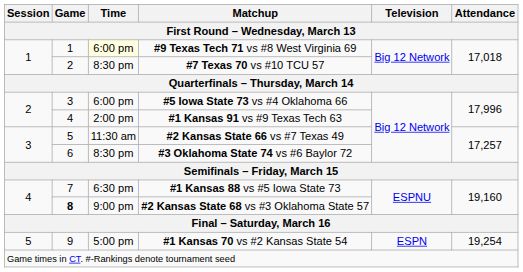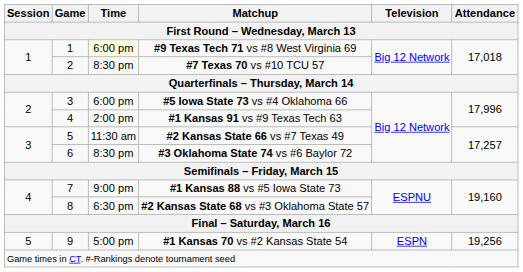(113, 189) 6:30 pm -> (113, 189) 9:00 pm
(70, 206) bold -> (70, 206) normal
(113, 206) 9:00 pm -> (113, 206) 6:30 pm
(485, 241) 19,254 -> (485, 241) 19,256
